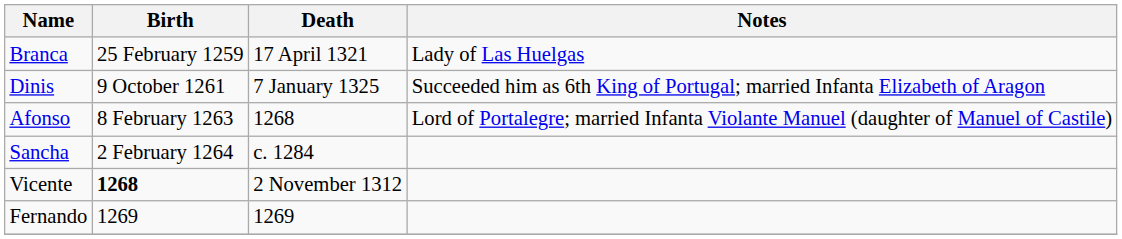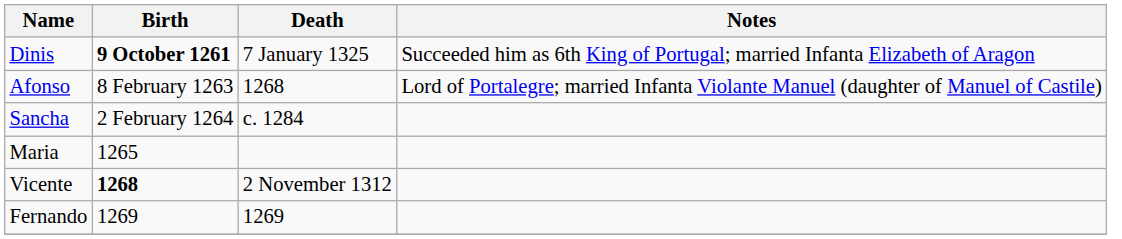- row: (39, 53)
(161, 86) normal -> (164, 53) bold
+ row: (34, 151)
